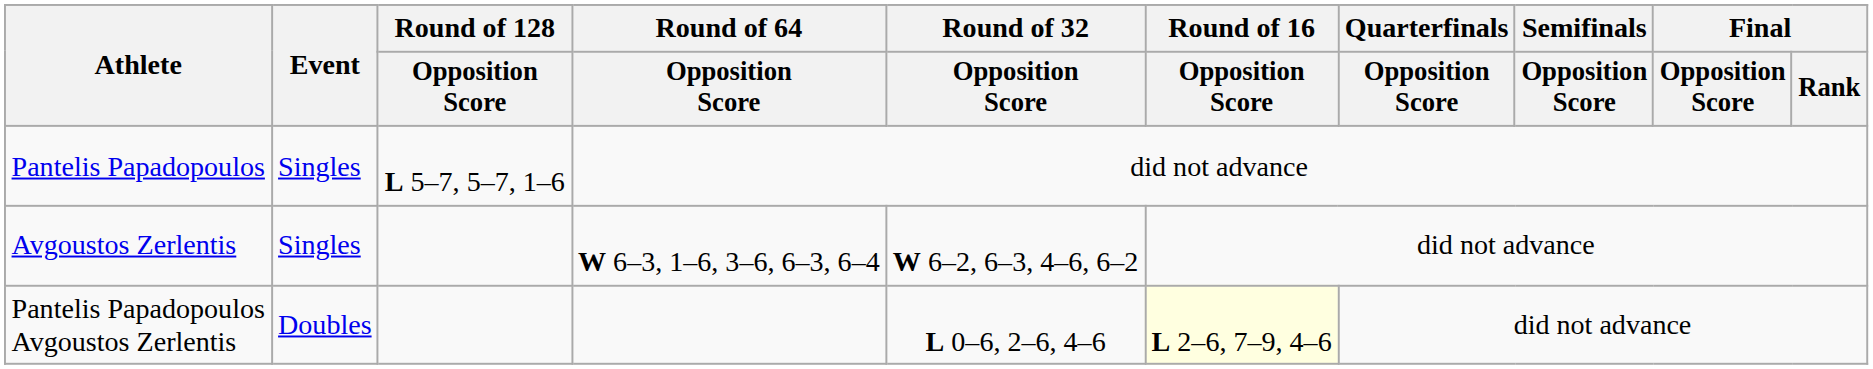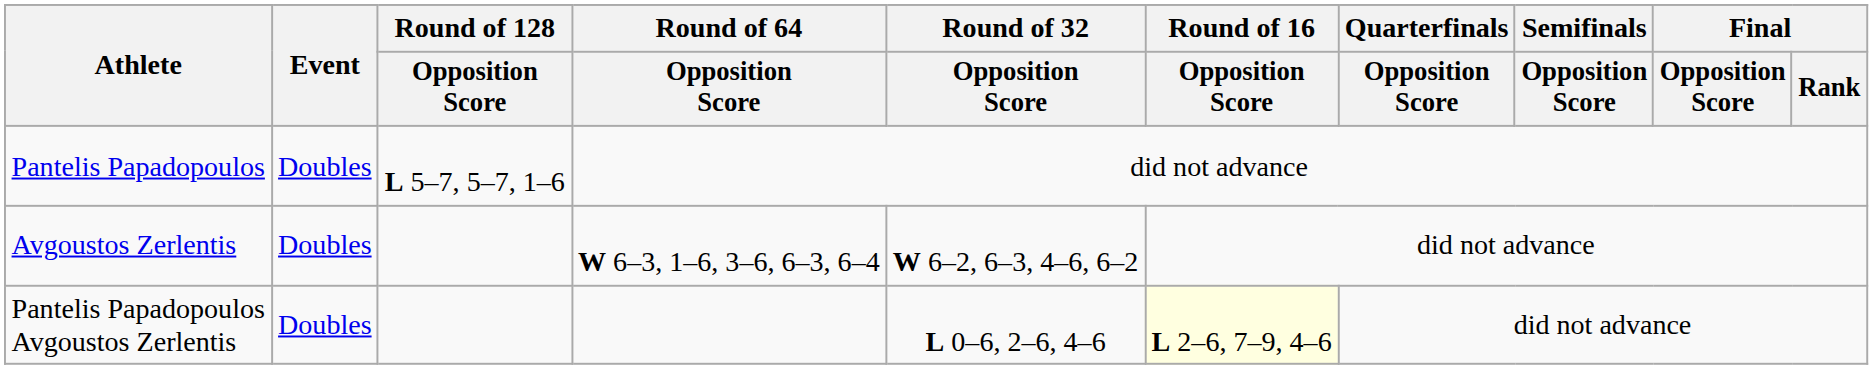(319, 165) Singles -> (325, 165) Doubles
(319, 245) Singles -> (325, 245) Doubles
